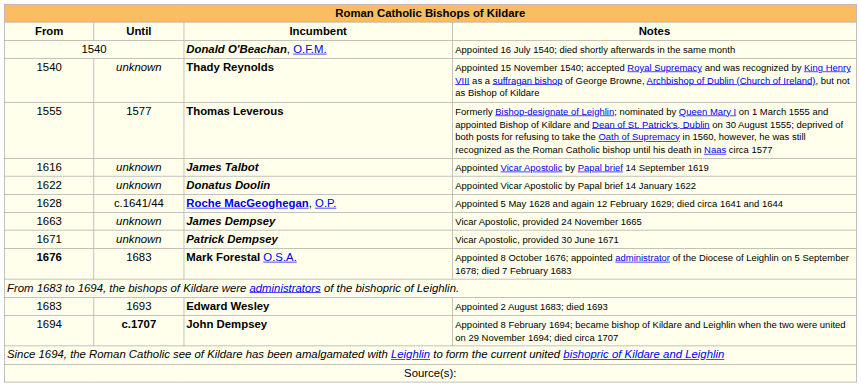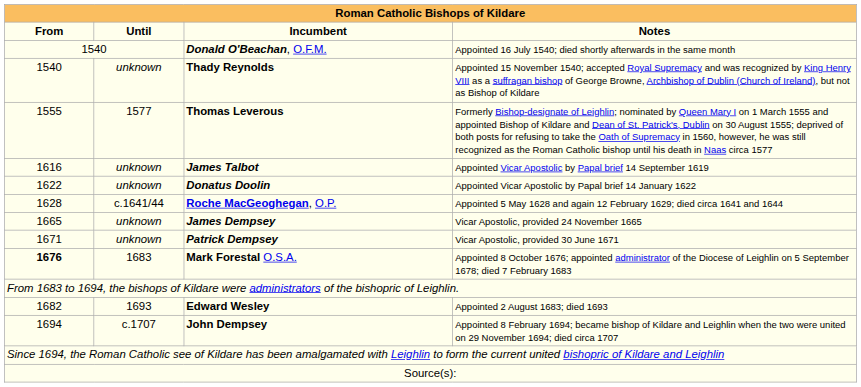(49, 221) 1663 -> (49, 221) 1665
(49, 306) 1683 -> (49, 306) 1682
(139, 324) bold -> (139, 324) normal
